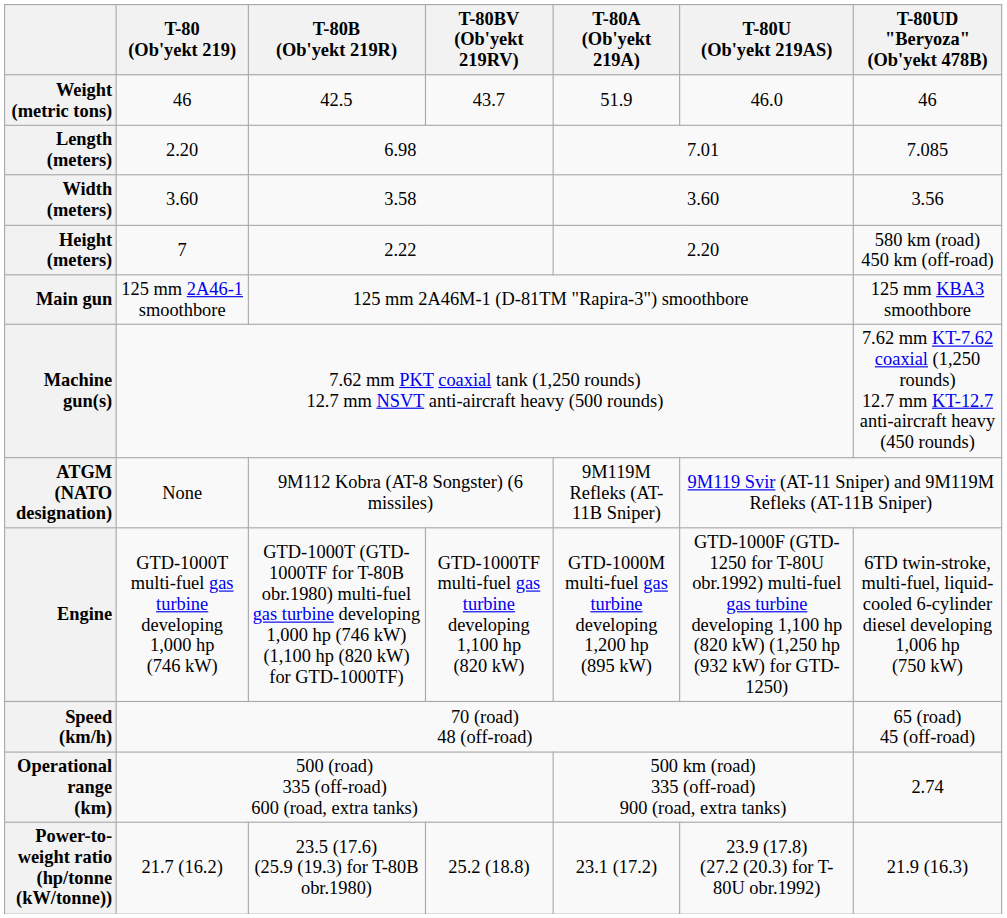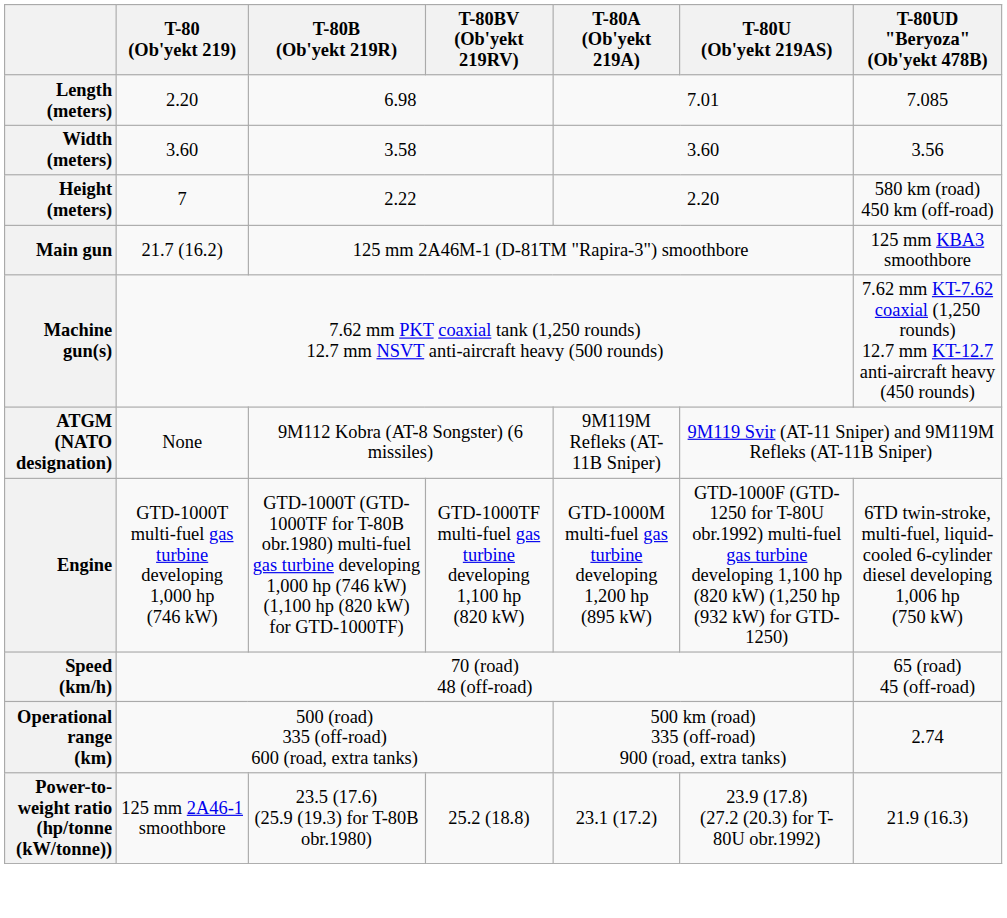- row: (62, 100)
(182, 299) 125 mm 2A46-1 smoothbore -> (182, 249) 21.7 (16.2)
(182, 867) 21.7 (16.2) -> (182, 818) 125 mm 2A46-1 smoothbore
